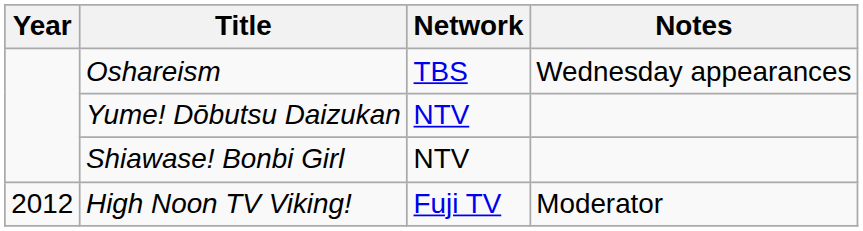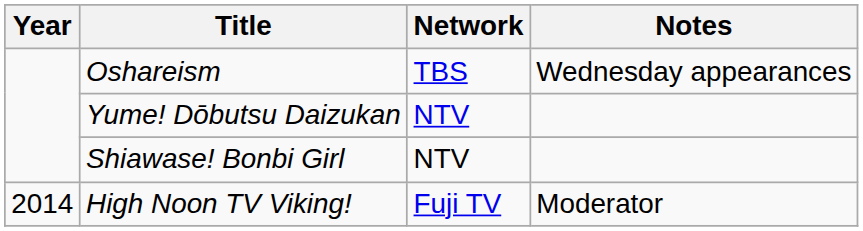(42, 203) 2012 -> (42, 203) 2014
